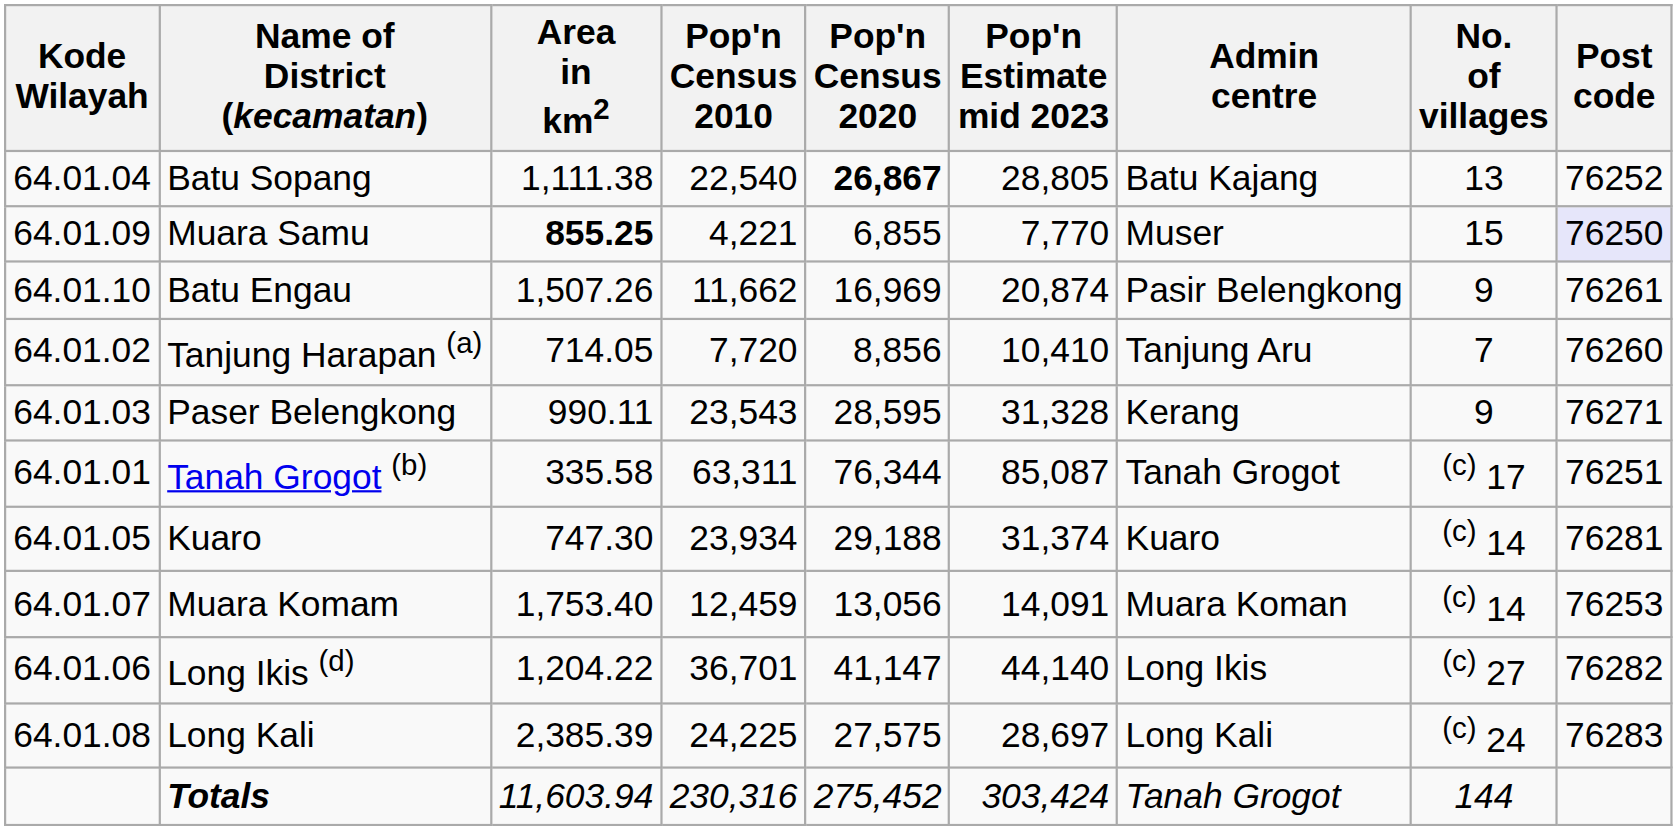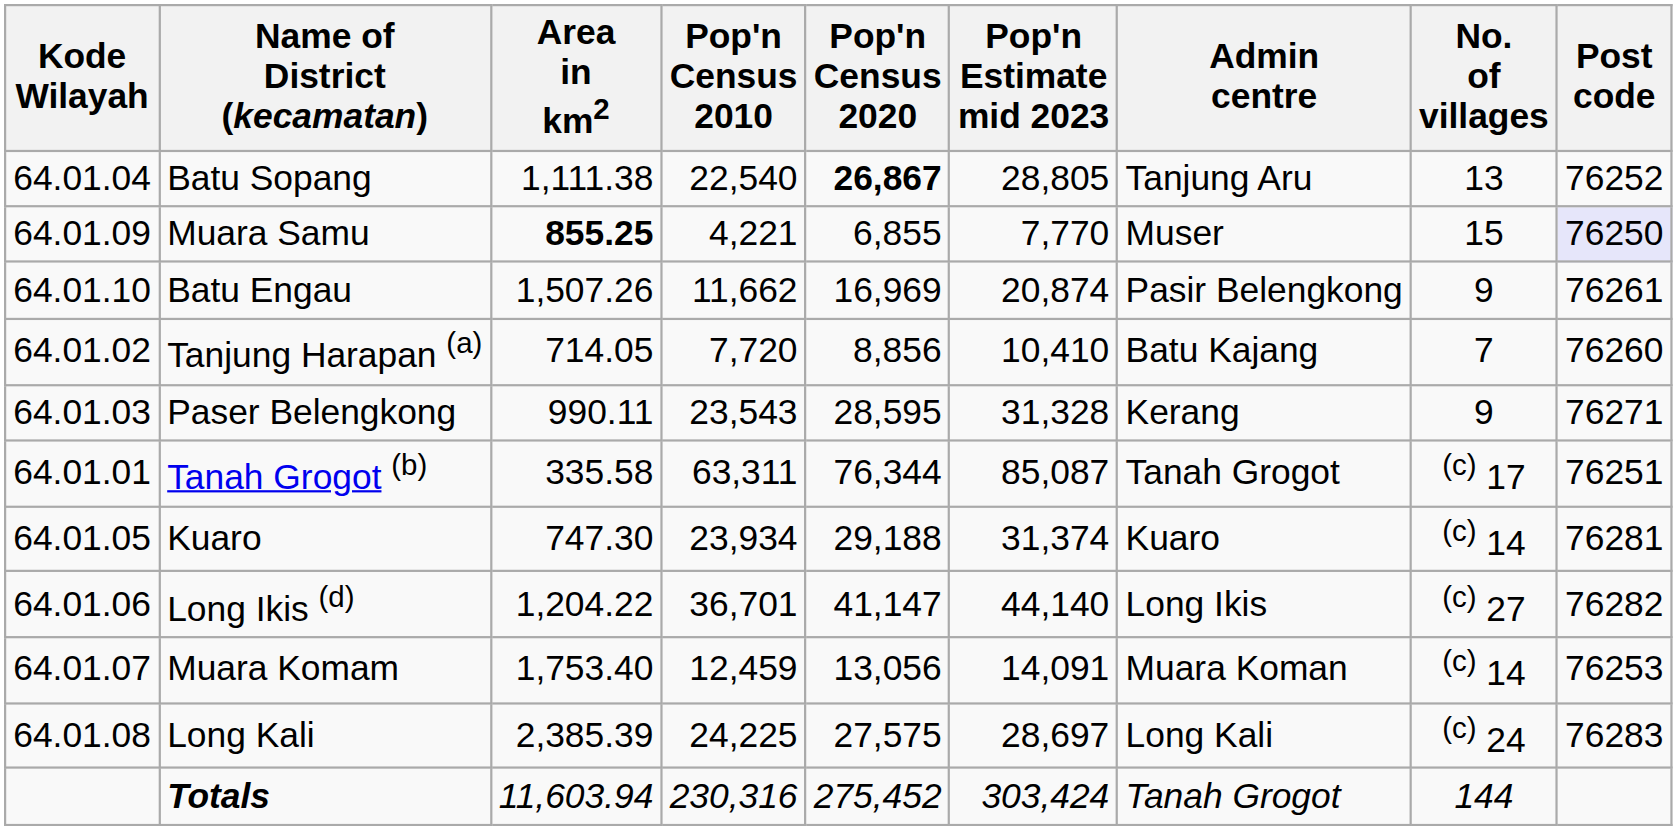(1222, 177) Batu Kajang -> (1219, 177) Tanjung Aru
(1219, 350) Tanjung Aru -> (1222, 350) Batu Kajang
rows swapped: (261, 669) <-> (283, 603)
